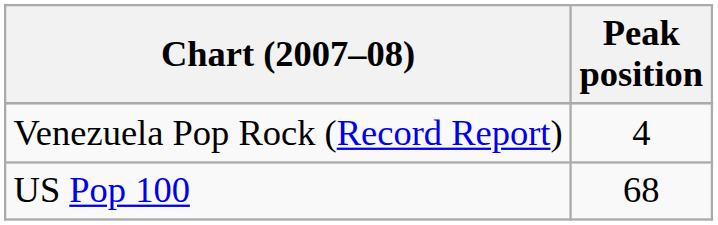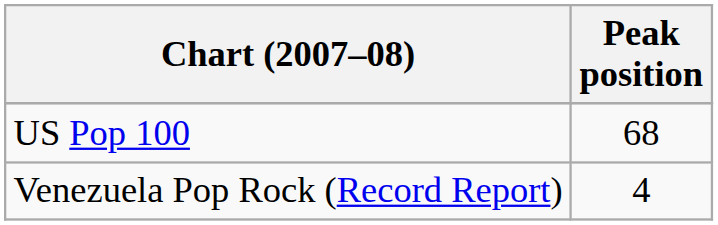rows swapped: (102, 190) <-> (288, 132)
